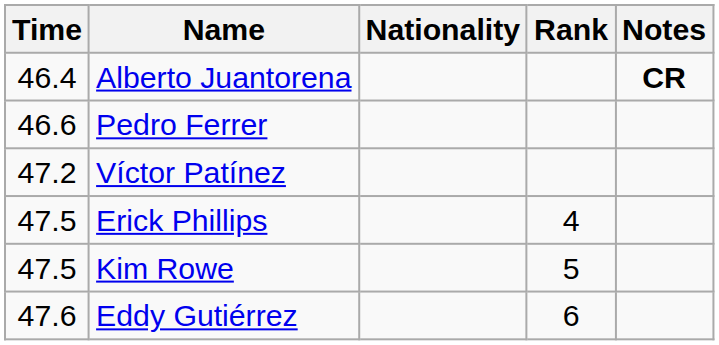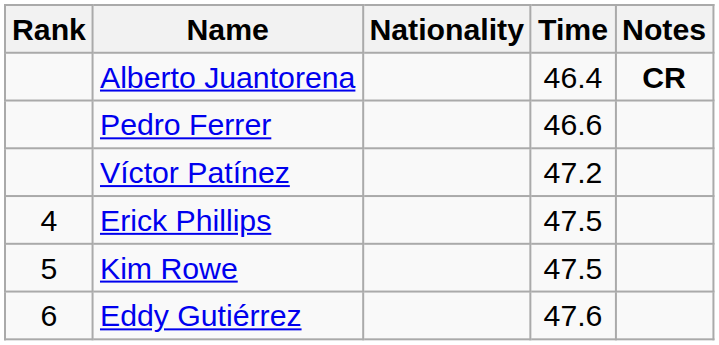columns swapped: (571, 29) <-> (47, 29)
